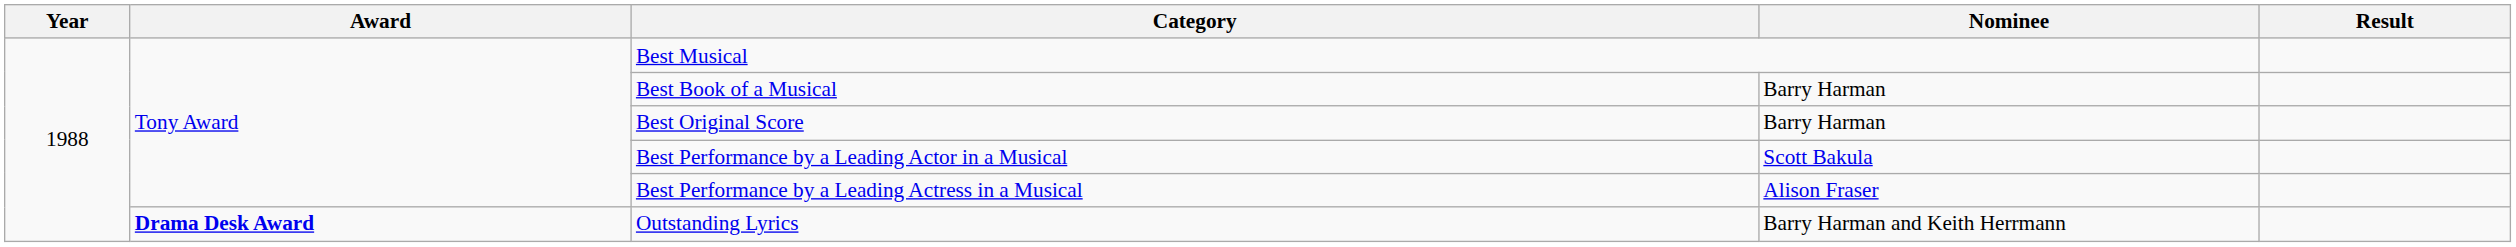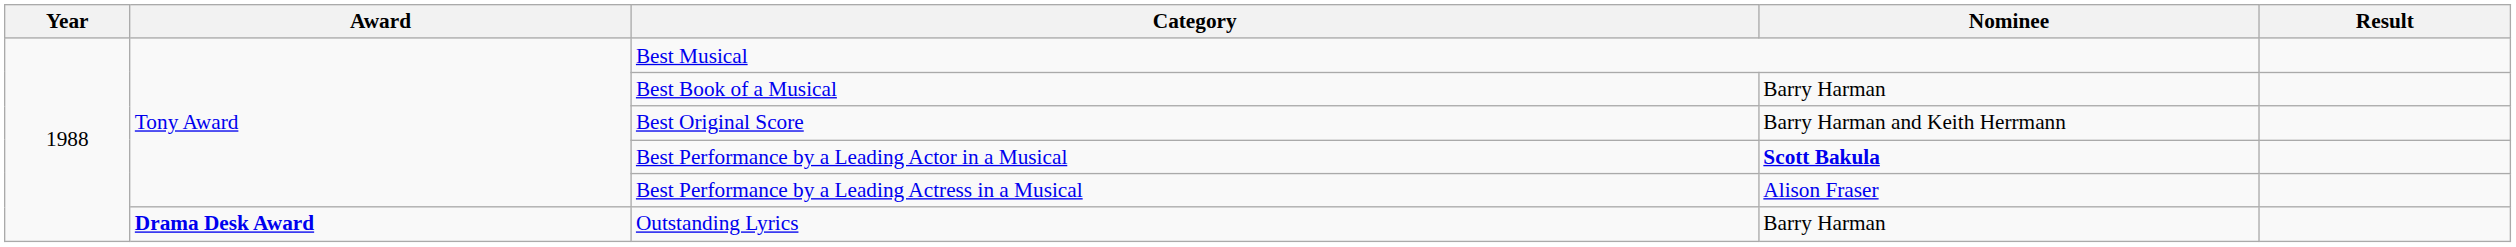(1825, 122) Barry Harman -> (1915, 122) Barry Harman and Keith Herrmann
(1818, 156) normal -> (1822, 156) bold
(1915, 223) Barry Harman and Keith Herrmann -> (1825, 223) Barry Harman
